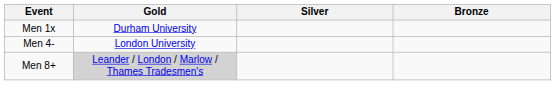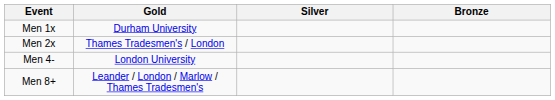+ row: (39, 44)
(155, 66) lightgrey background -> (155, 82) no background
